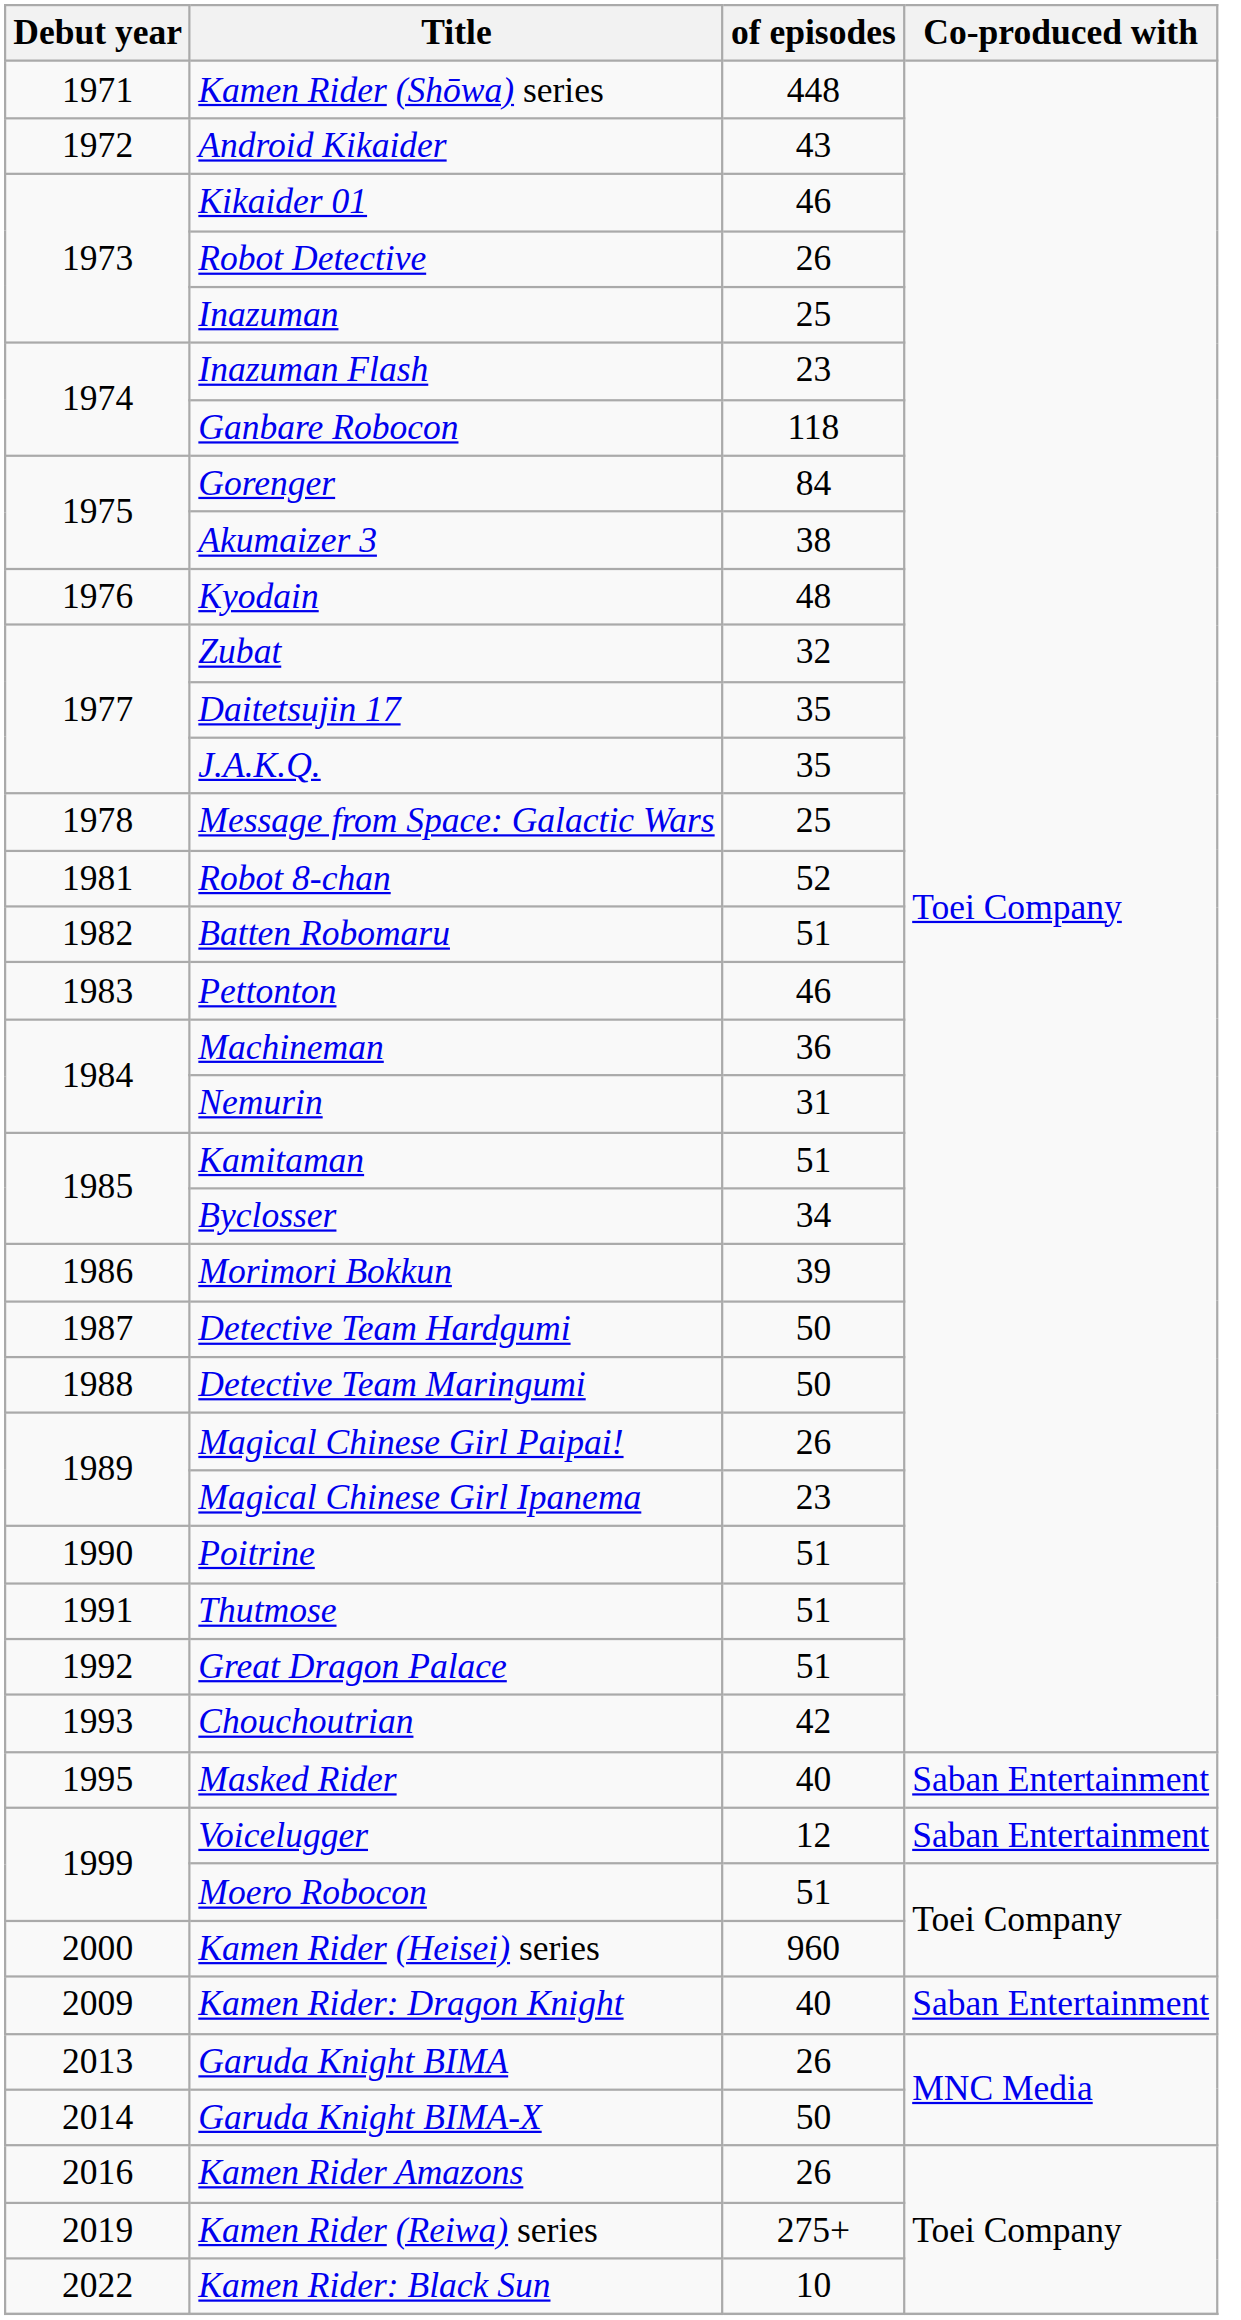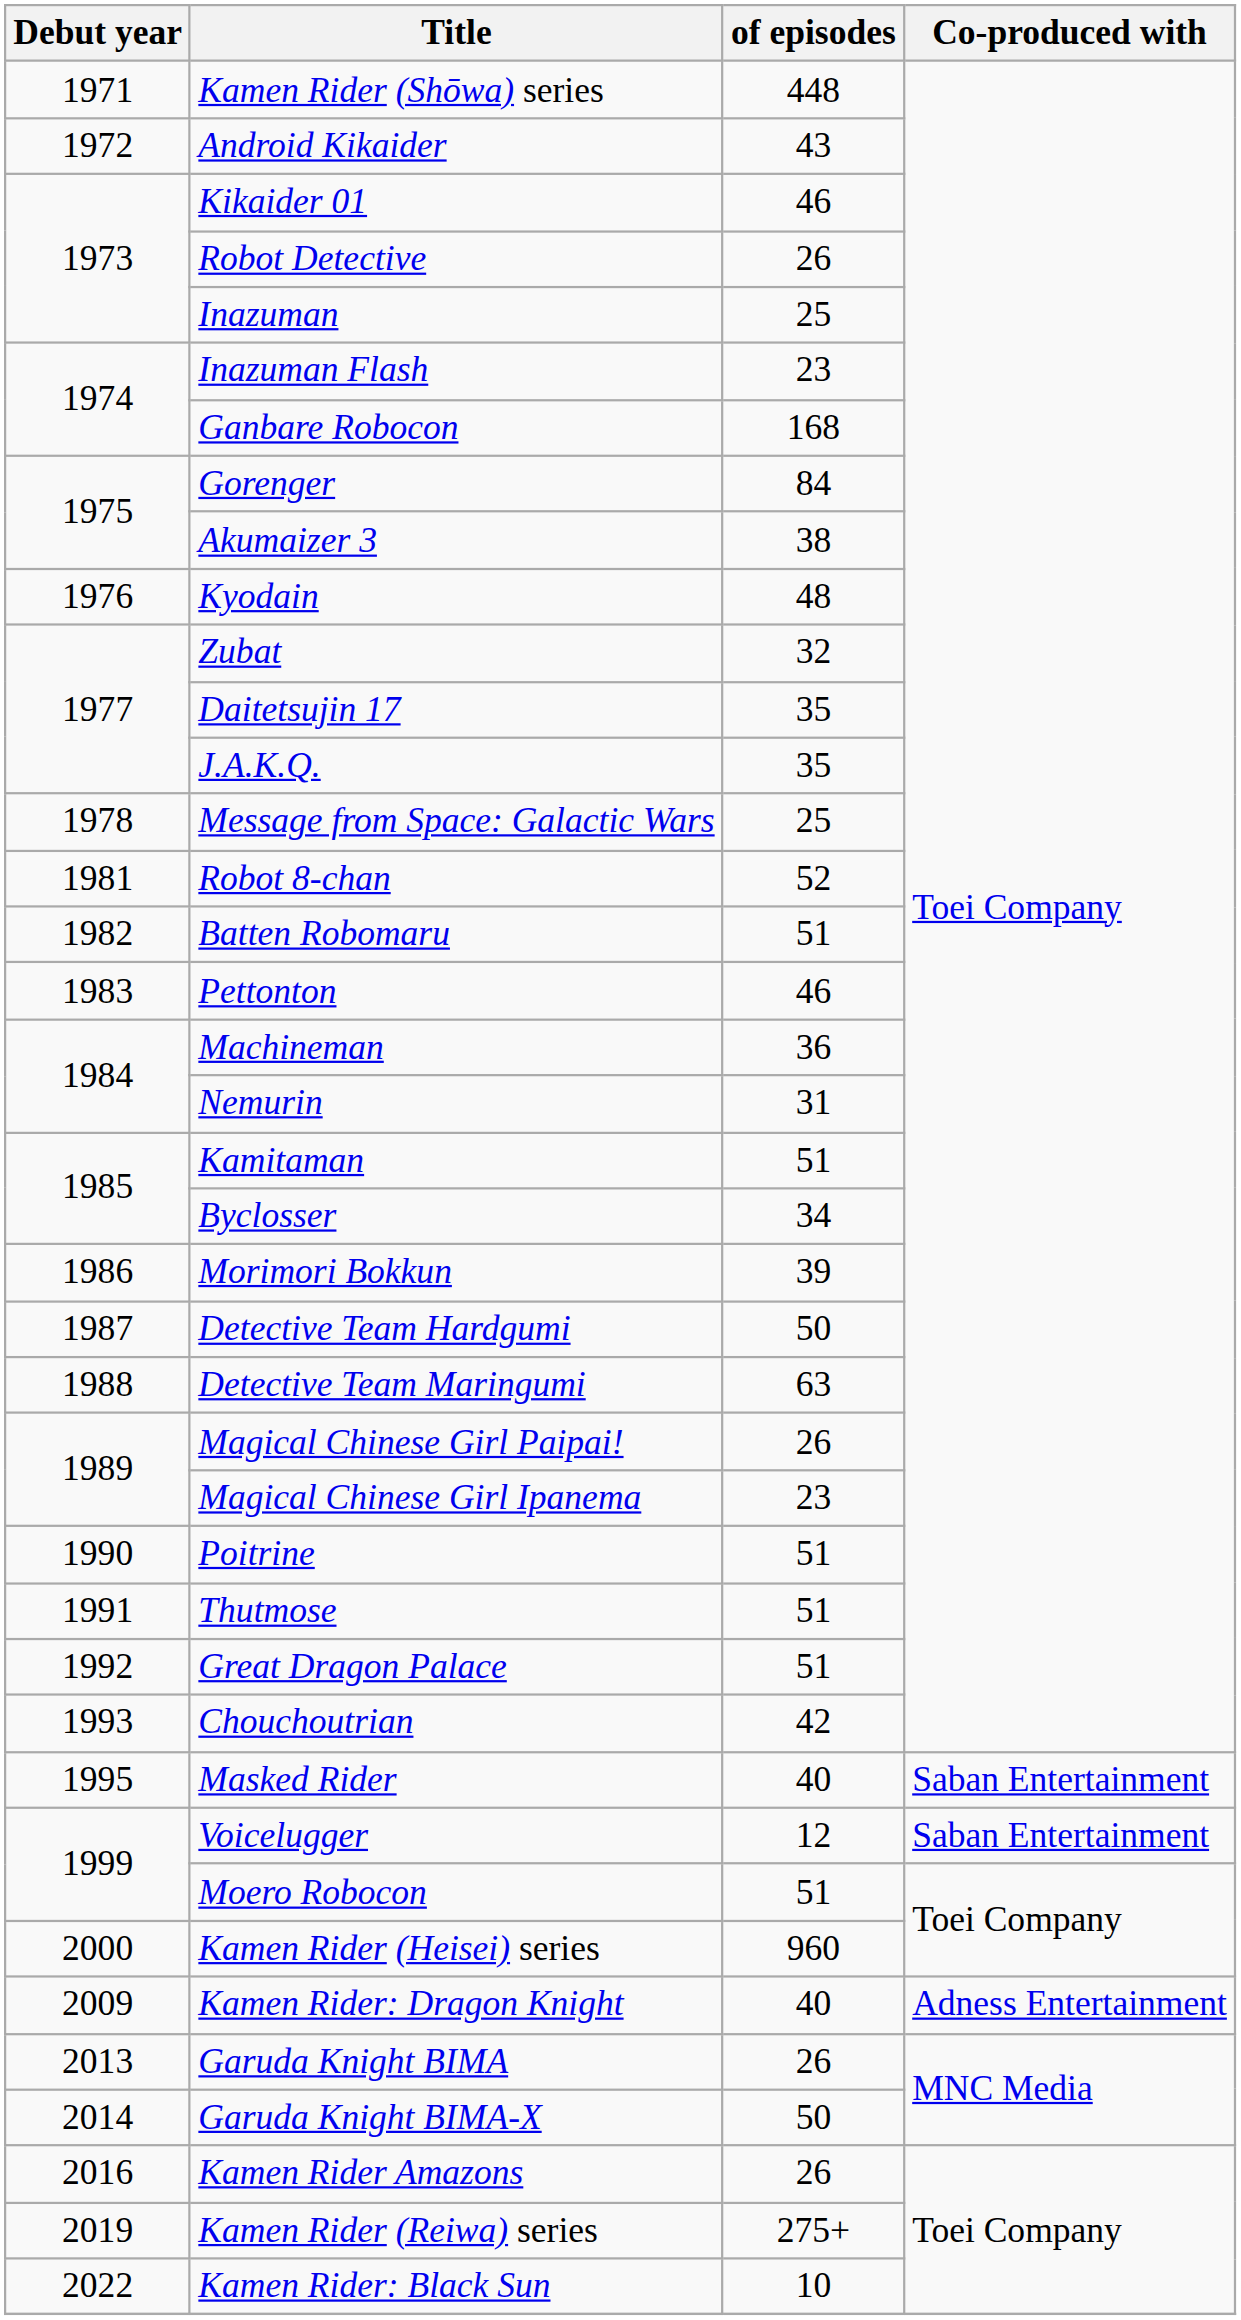(813, 426) 118 -> (813, 426) 168
(813, 1384) 50 -> (813, 1384) 63
(1061, 2004) Saban Entertainment -> (1070, 2004) Adness Entertainment
